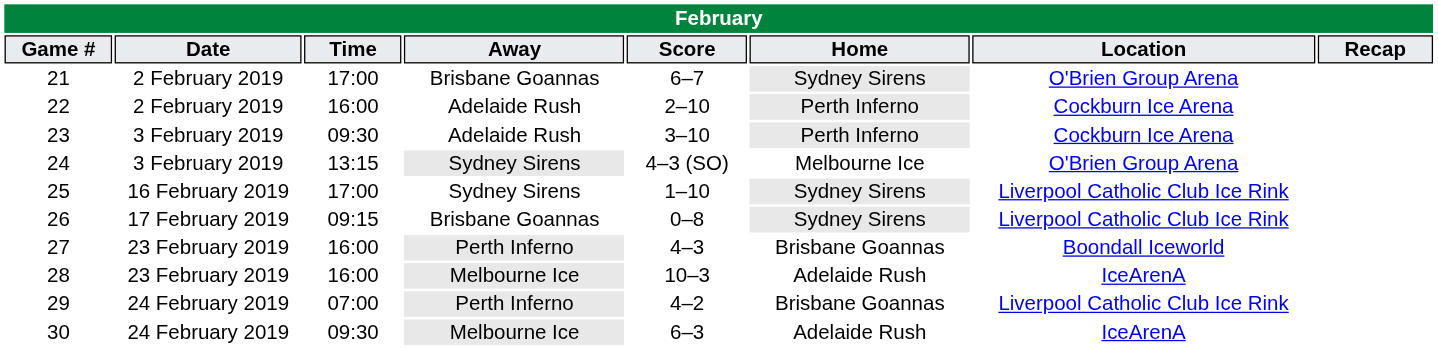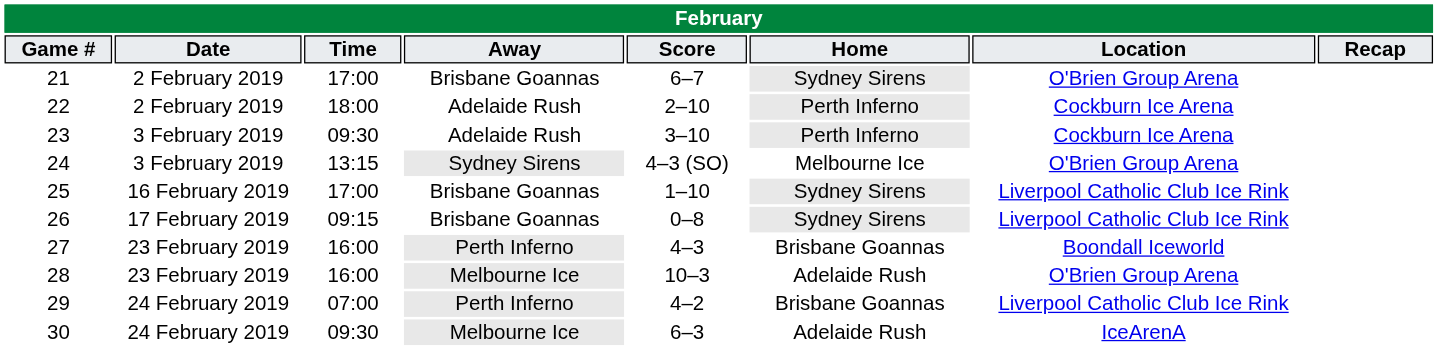(353, 106) 16:00 -> (353, 106) 18:00
(515, 191) Sydney Sirens -> (515, 191) Brisbane Goannas
(1144, 275) IceArenA -> (1144, 275) O'Brien Group Arena
